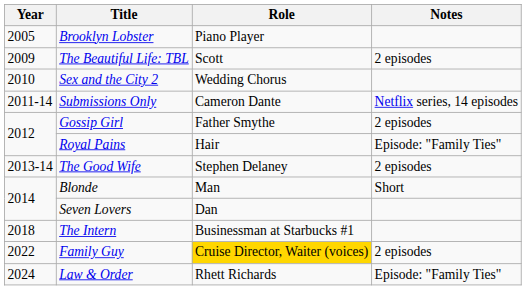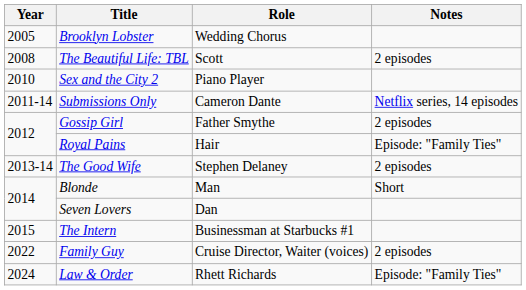(230, 36) Piano Player -> (241, 36) Wedding Chorus
(21, 58) 2009 -> (21, 58) 2008
(241, 79) Wedding Chorus -> (230, 79) Piano Player
(21, 230) 2018 -> (21, 230) 2015
(282, 252) gold background -> (282, 252) no background
